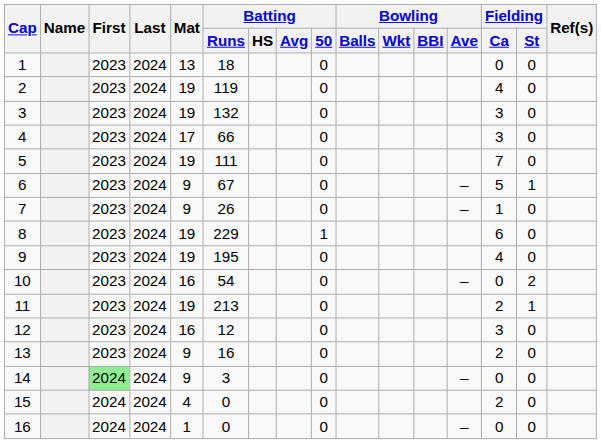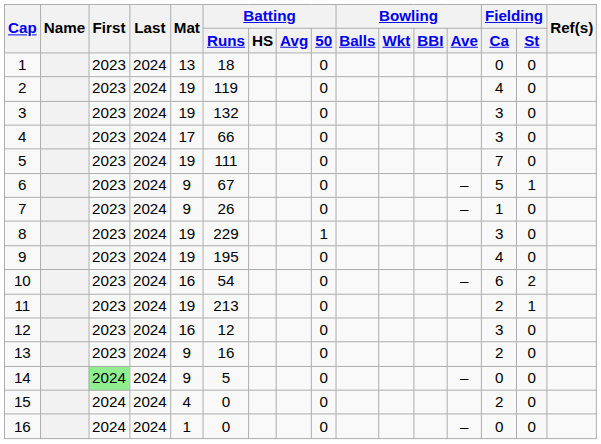(499, 233) 6 -> (499, 233) 3
(499, 281) 0 -> (499, 281) 6
(226, 378) 3 -> (226, 378) 5
